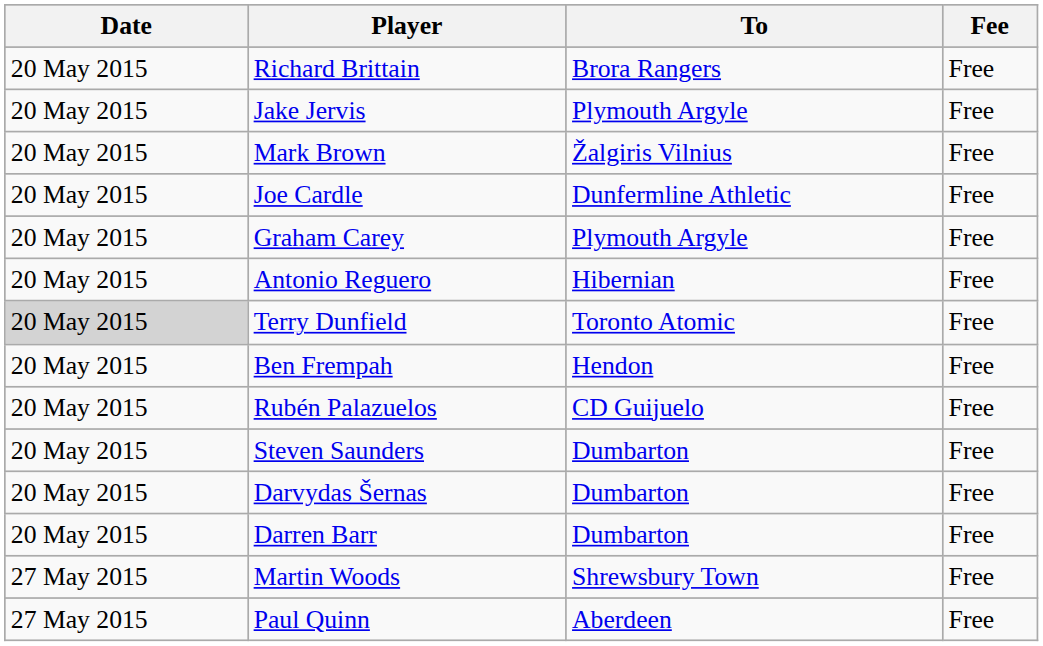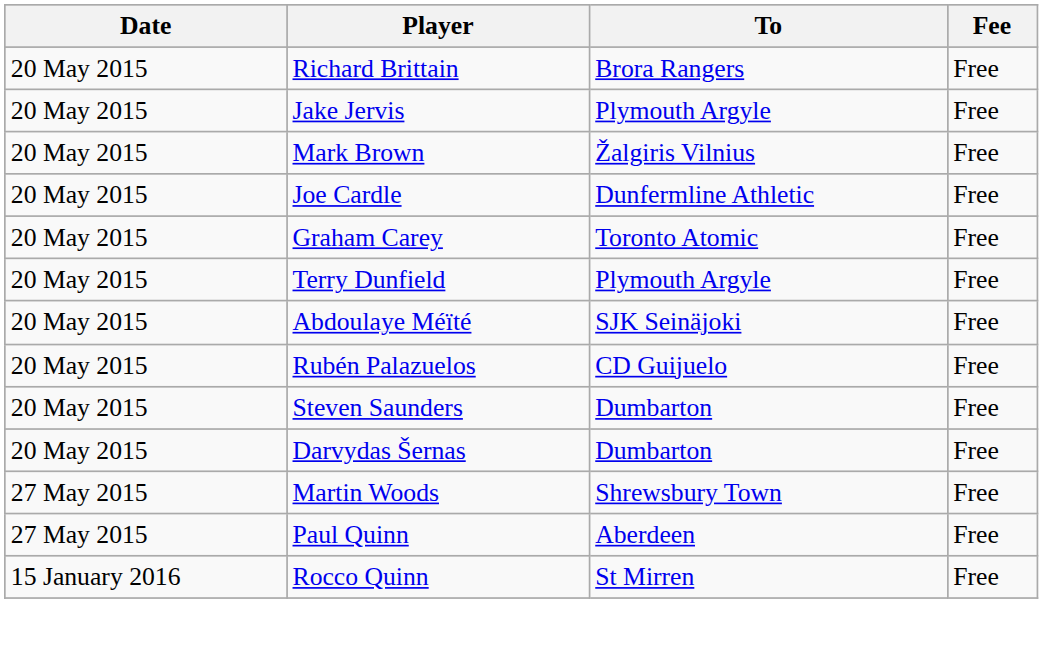(660, 237) Plymouth Argyle -> (677, 237) Toronto Atomic
- row: (342, 279)
(79, 322) lightgrey background -> (79, 279) no background
(654, 322) Toronto Atomic -> (683, 279) Plymouth Argyle
- row: (323, 364)
+ row: (382, 322)
- row: (315, 534)
+ row: (361, 576)
